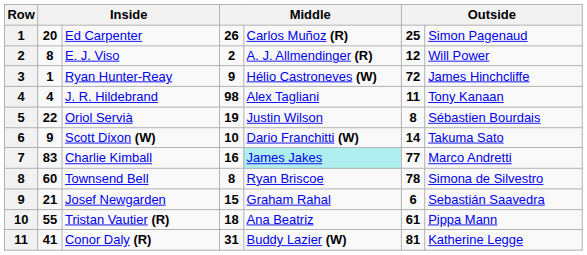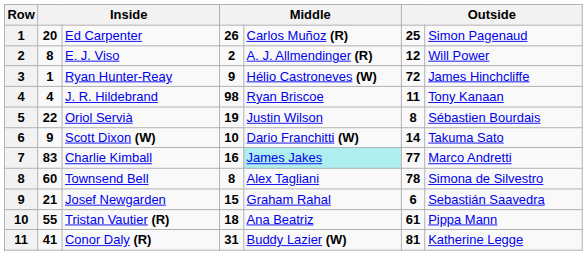(283, 97) Alex Tagliani -> (285, 97) Ryan Briscoe
(285, 179) Ryan Briscoe -> (283, 179) Alex Tagliani
